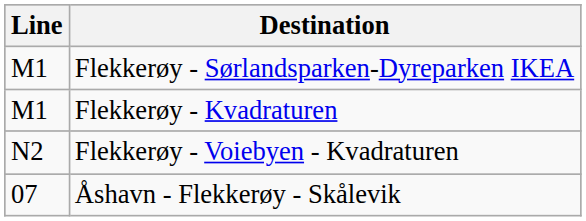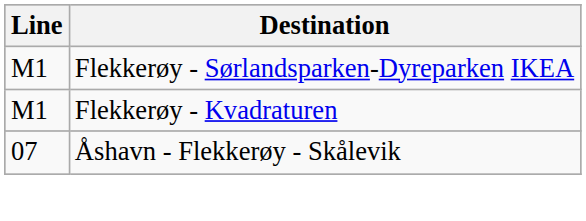- row: (267, 151)
